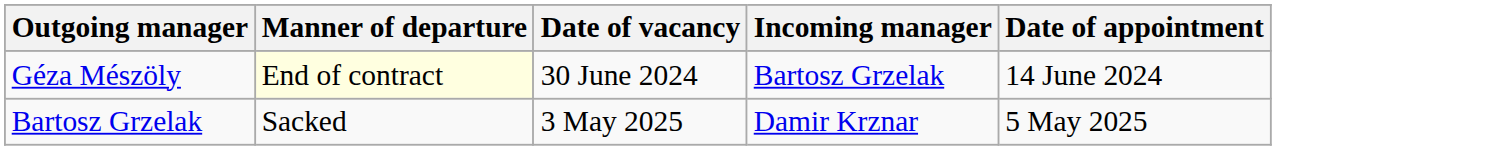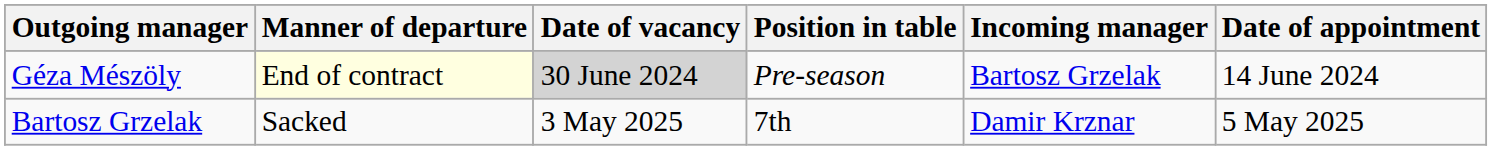+ column: (855, 27)
(619, 74) no background -> (619, 74) lightgrey background
